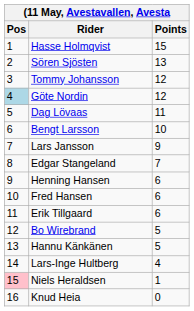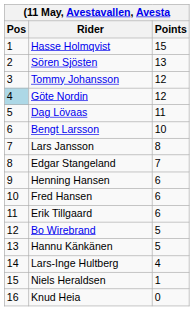(158, 146) 9 -> (158, 146) 8
(13, 280) pink background -> (13, 280) no background
